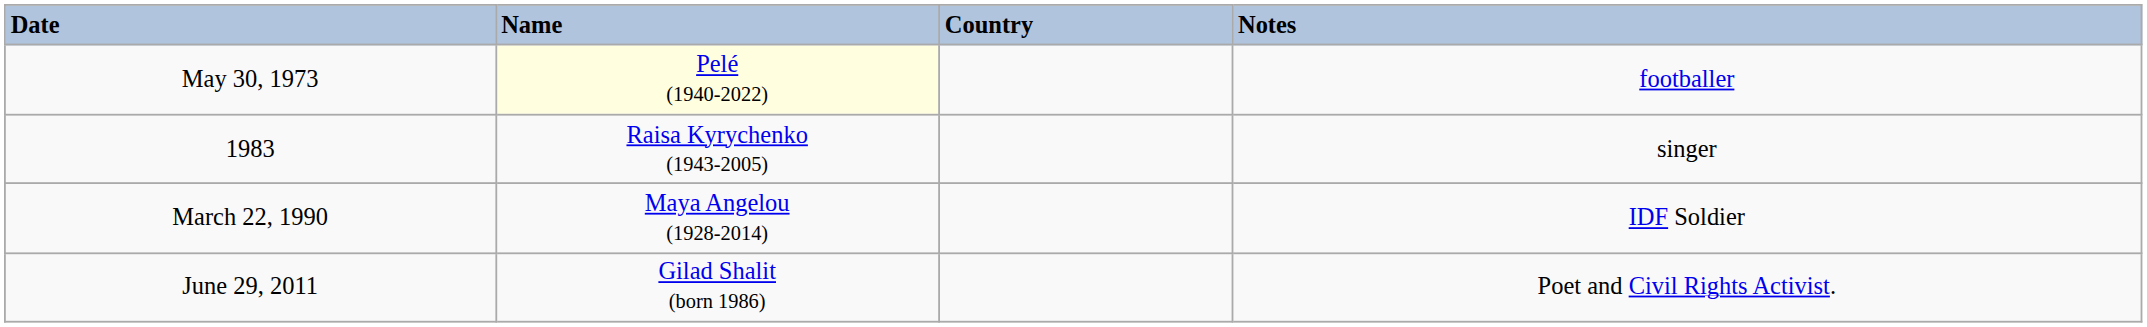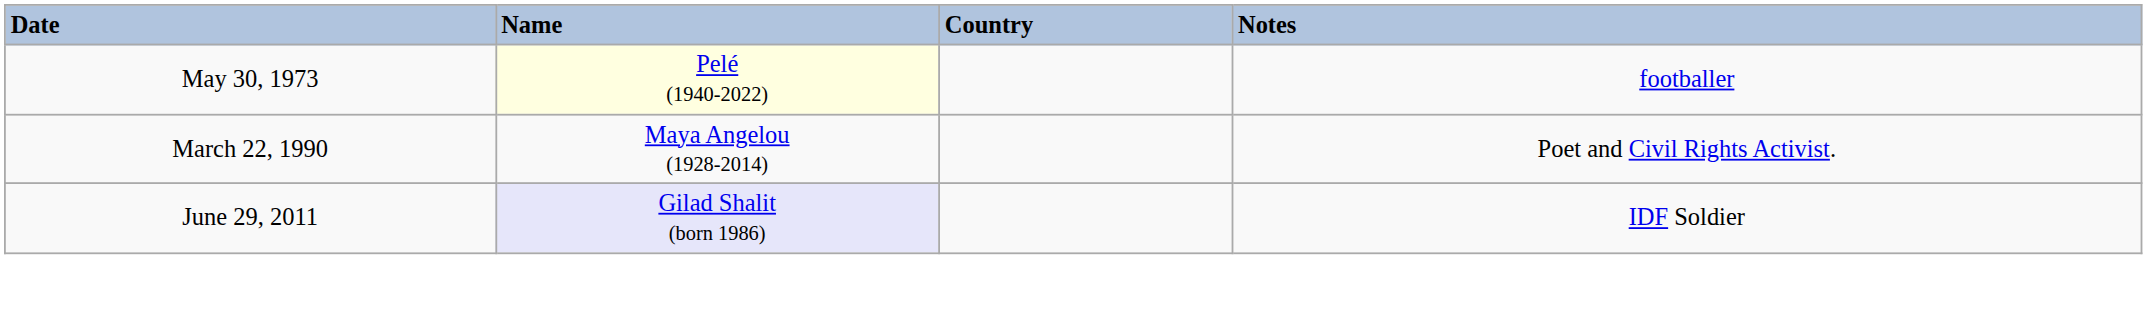- row: (250, 148)
(1687, 217) IDF Soldier -> (1687, 148) Poet and Civil Rights Activist.
(717, 285) no background -> (717, 216) lavender background
(1687, 286) Poet and Civil Rights Activist. -> (1687, 217) IDF Soldier
